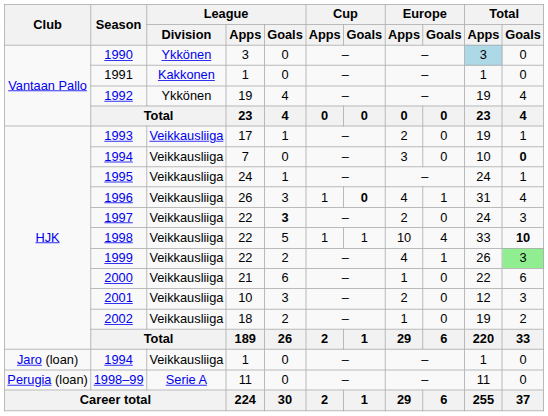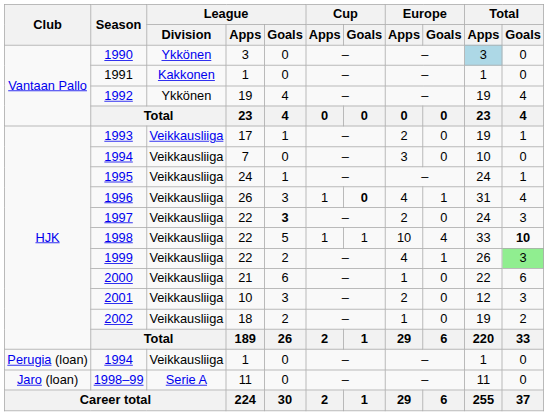(523, 156) bold -> (523, 156) normal
(48, 359) Jaro (loan) -> (48, 359) Perugia (loan)
(48, 380) Perugia (loan) -> (48, 380) Jaro (loan)
